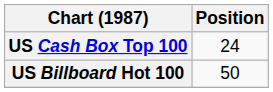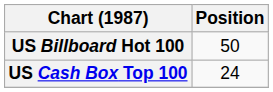rows swapped: (98, 73) <-> (98, 45)
